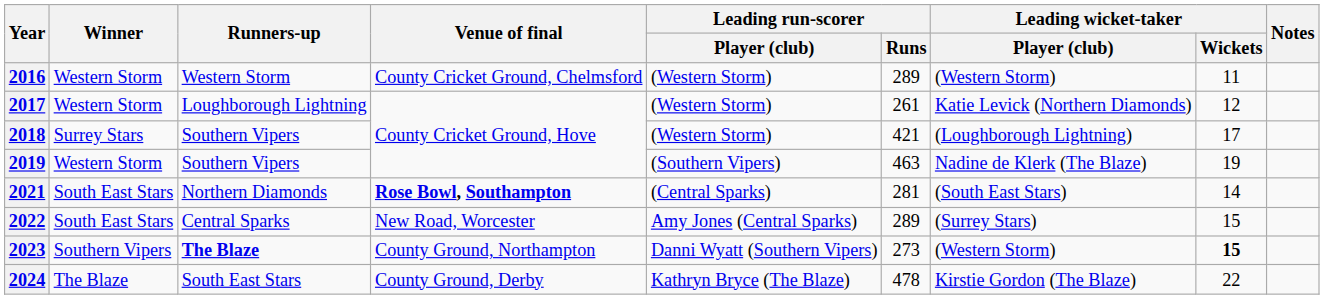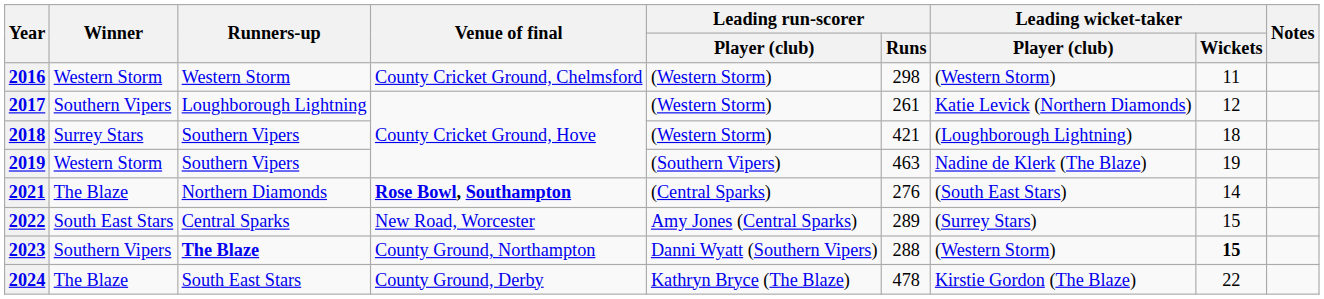(906, 76) 289 -> (906, 76) 298
(108, 105) Western Storm -> (112, 105) Southern Vipers
(1231, 134) 17 -> (1231, 134) 18
(113, 192) South East Stars -> (91, 192) The Blaze
(906, 192) 281 -> (906, 192) 276
(906, 250) 273 -> (906, 250) 288
